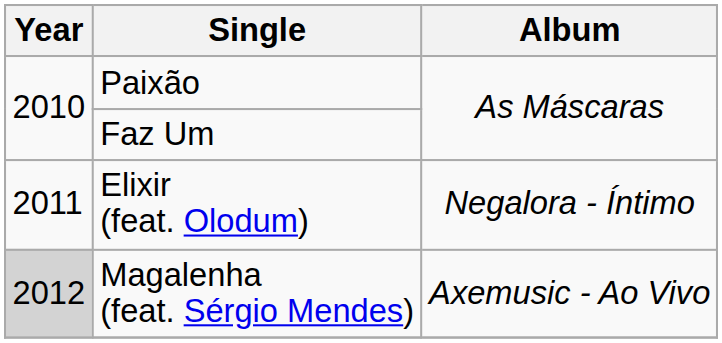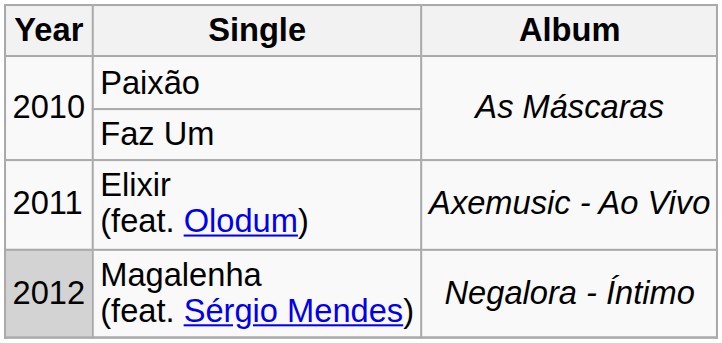(570, 204) Negalora - Íntimo -> (570, 204) Axemusic - Ao Vivo
(570, 292) Axemusic - Ao Vivo -> (570, 292) Negalora - Íntimo
